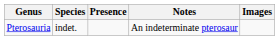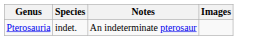- column: (108, 12)
